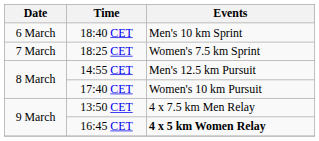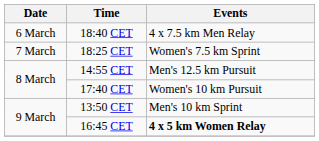(196, 32) Men's 10 km Sprint -> (202, 32) 4 x 7.5 km Men Relay
(202, 107) 4 x 7.5 km Men Relay -> (196, 107) Men's 10 km Sprint
